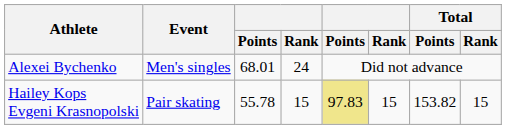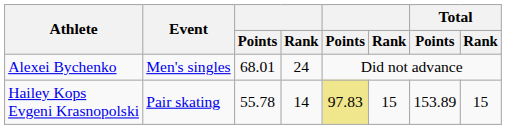(301, 102) 15 -> (301, 102) 14
(435, 102) 153.82 -> (435, 102) 153.89
